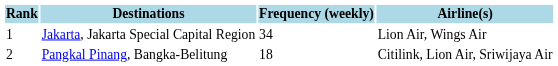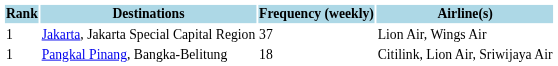(266, 34) 34 -> (266, 34) 37
(9, 54) 2 -> (9, 54) 1
